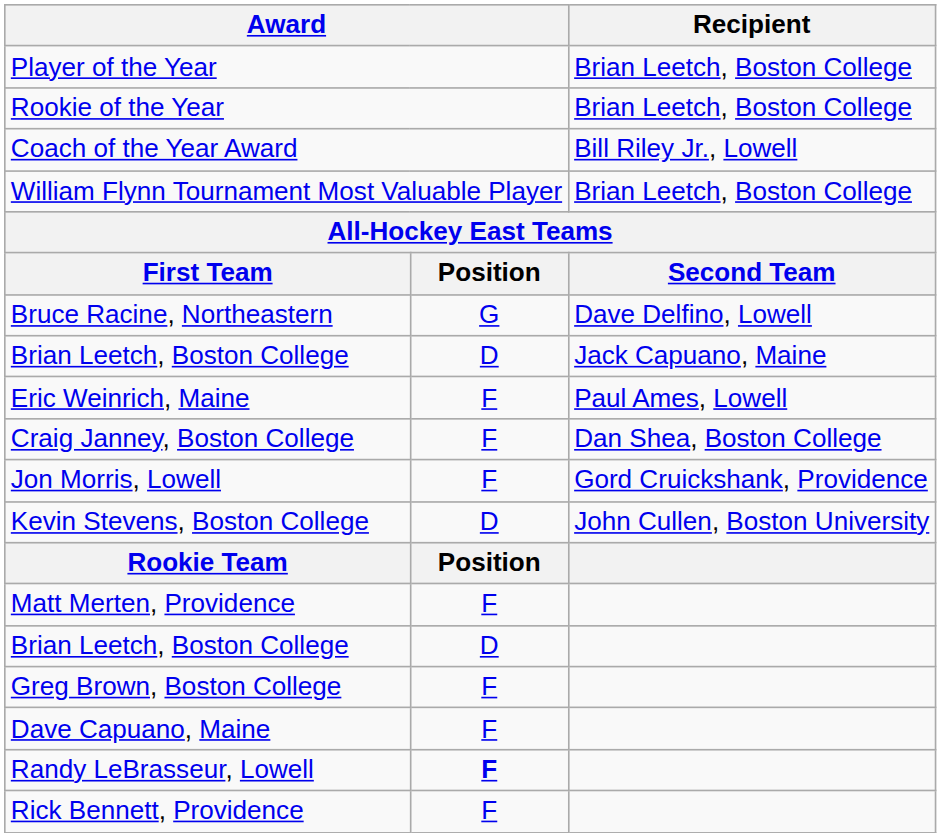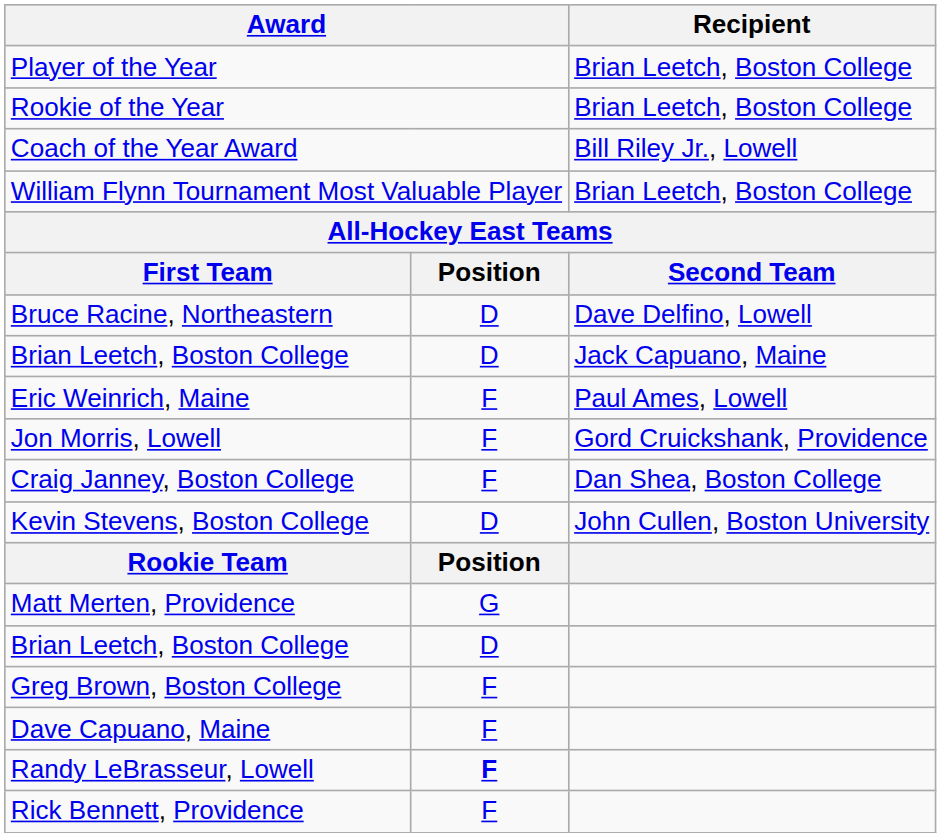(489, 314) G -> (489, 314) D
rows swapped: (182, 438) <-> (116, 480)
(489, 604) F -> (489, 604) G
